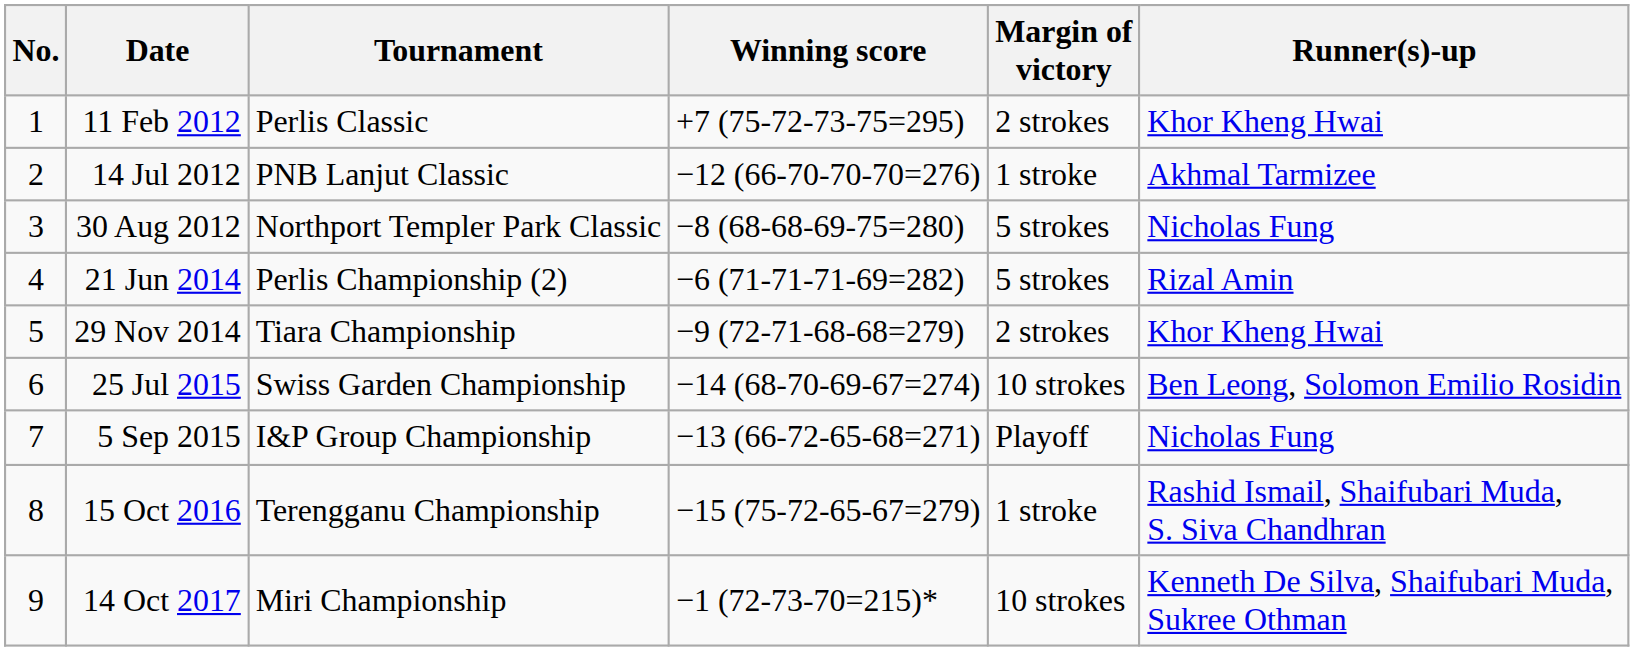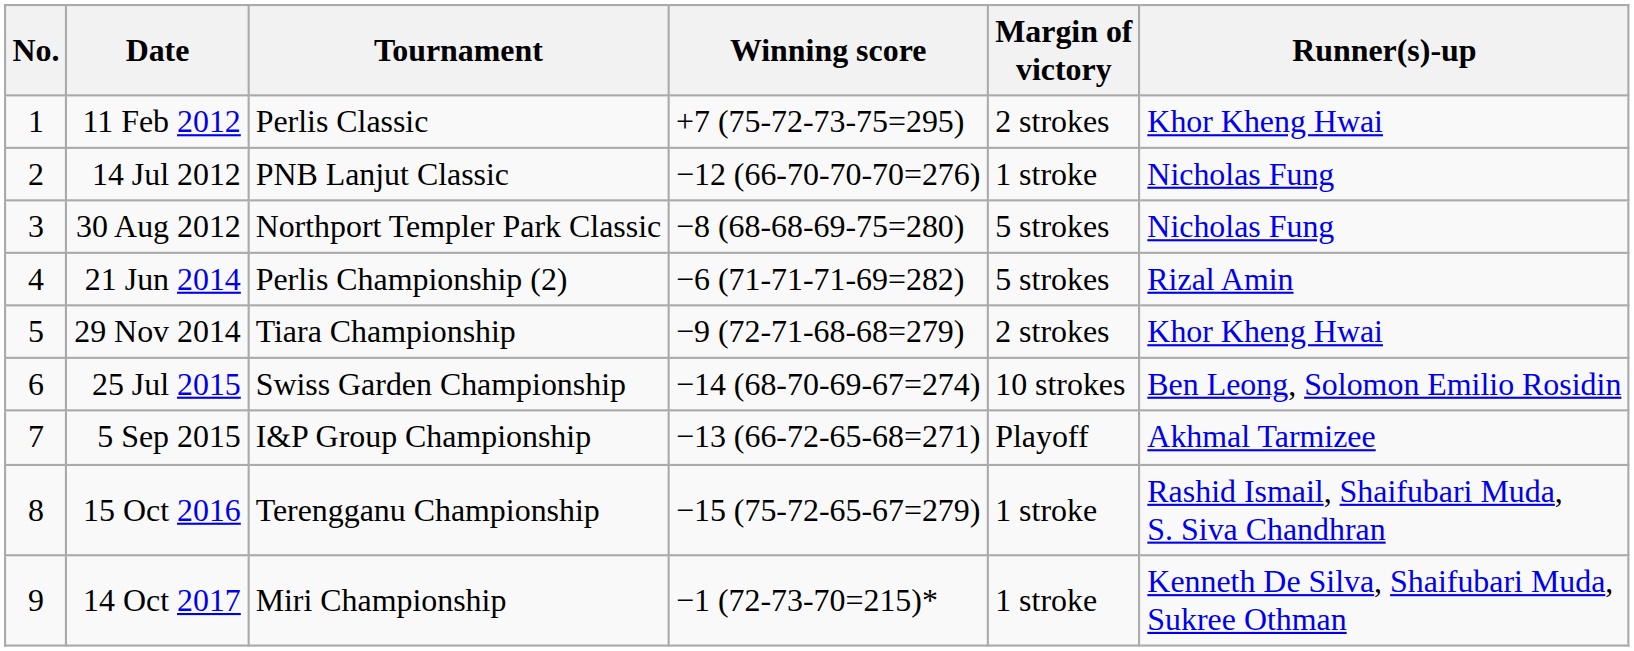(1262, 174) Akhmal Tarmizee -> (1241, 174) Nicholas Fung
(1241, 437) Nicholas Fung -> (1262, 437) Akhmal Tarmizee
(1060, 599) 10 strokes -> (1046, 599) 1 stroke
